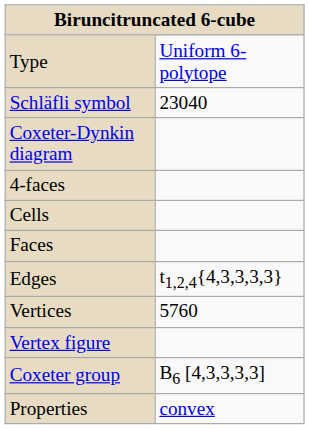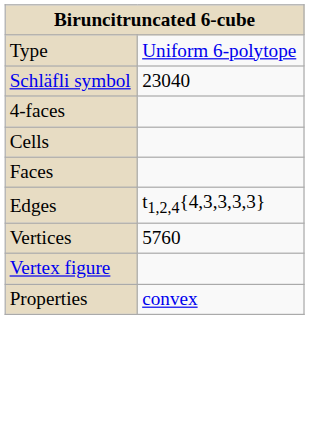- row: (72, 143)
- row: (65, 375)
